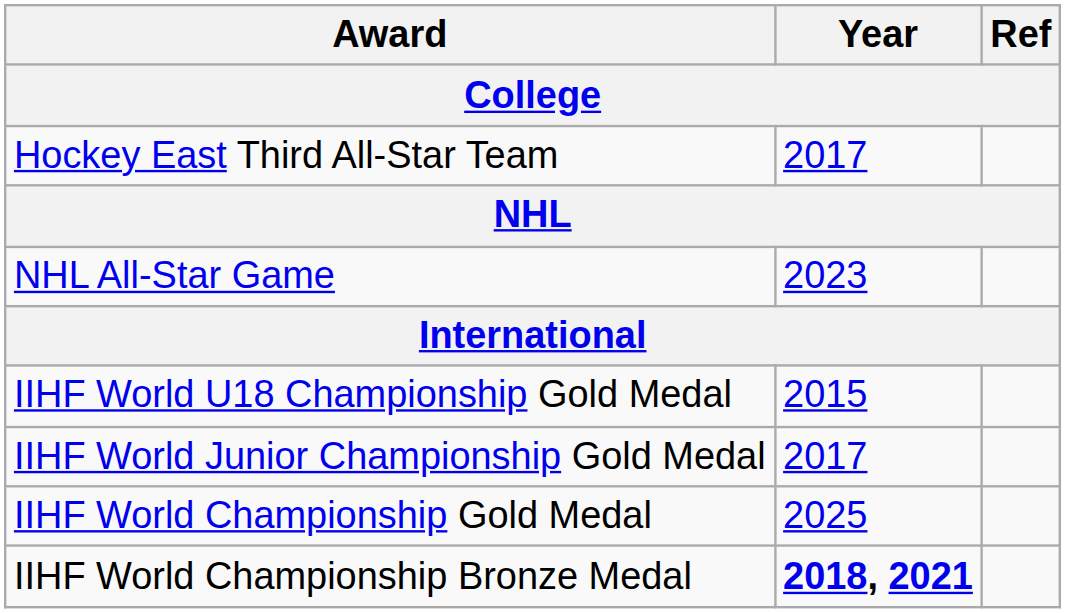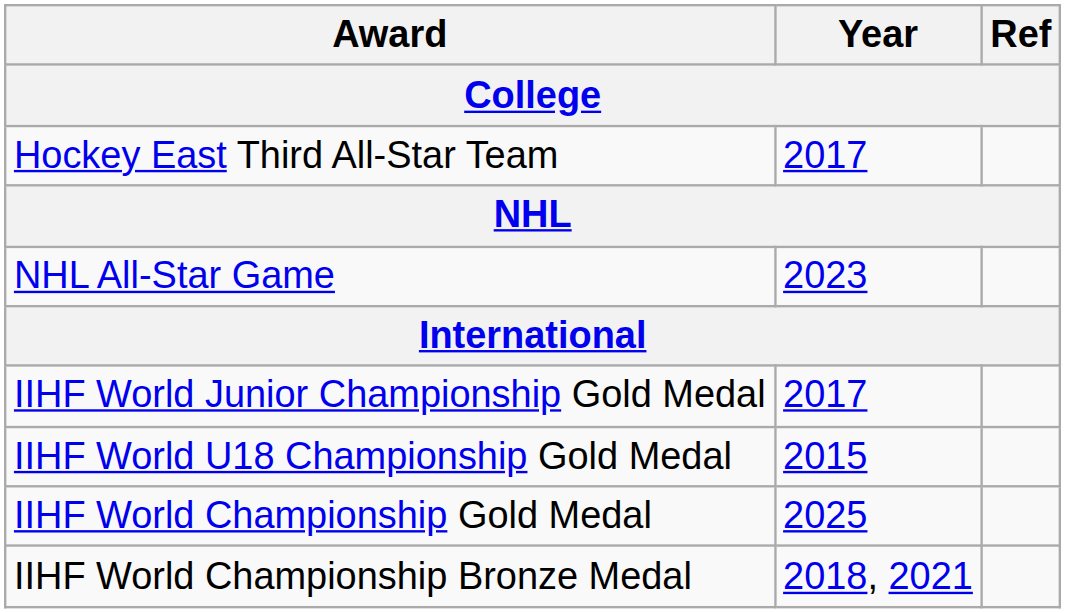rows swapped: (373, 395) <-> (390, 455)
(878, 575) bold -> (878, 575) normal
